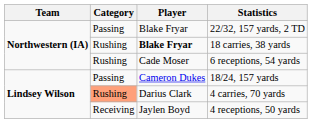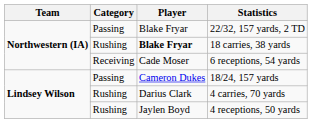(110, 61) Rushing -> (114, 61) Receiving
(110, 94) lightsalmon background -> (110, 94) no background
(114, 110) Receiving -> (110, 110) Rushing
